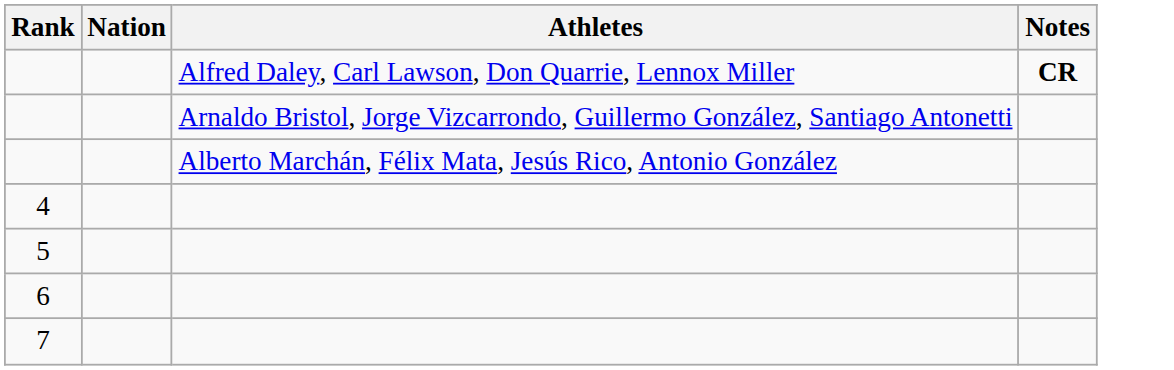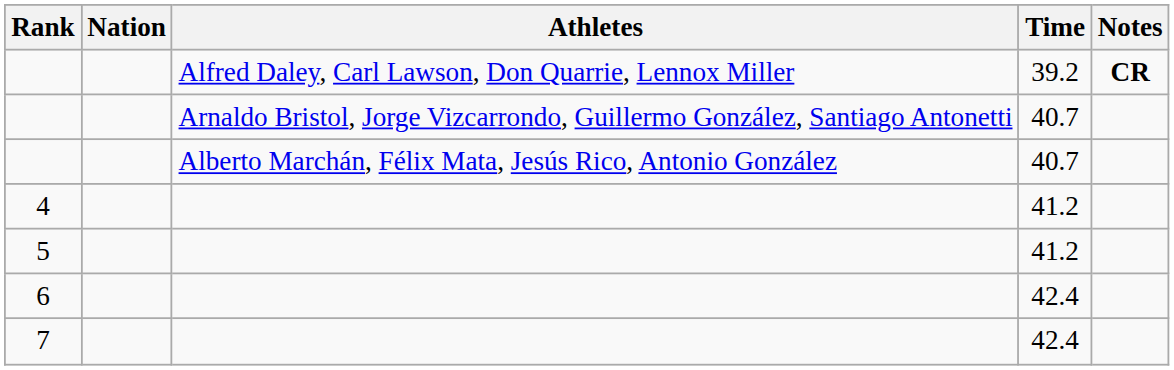+ column: (1055, 27)
